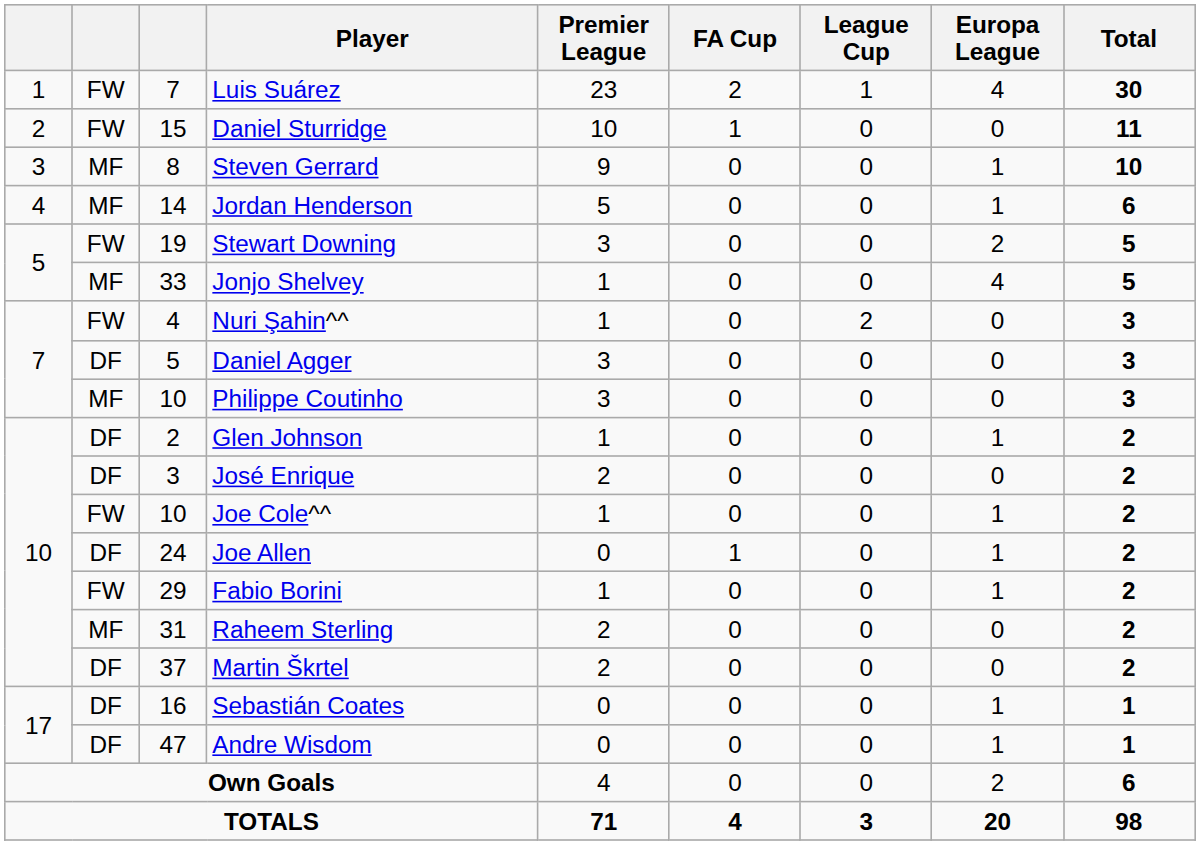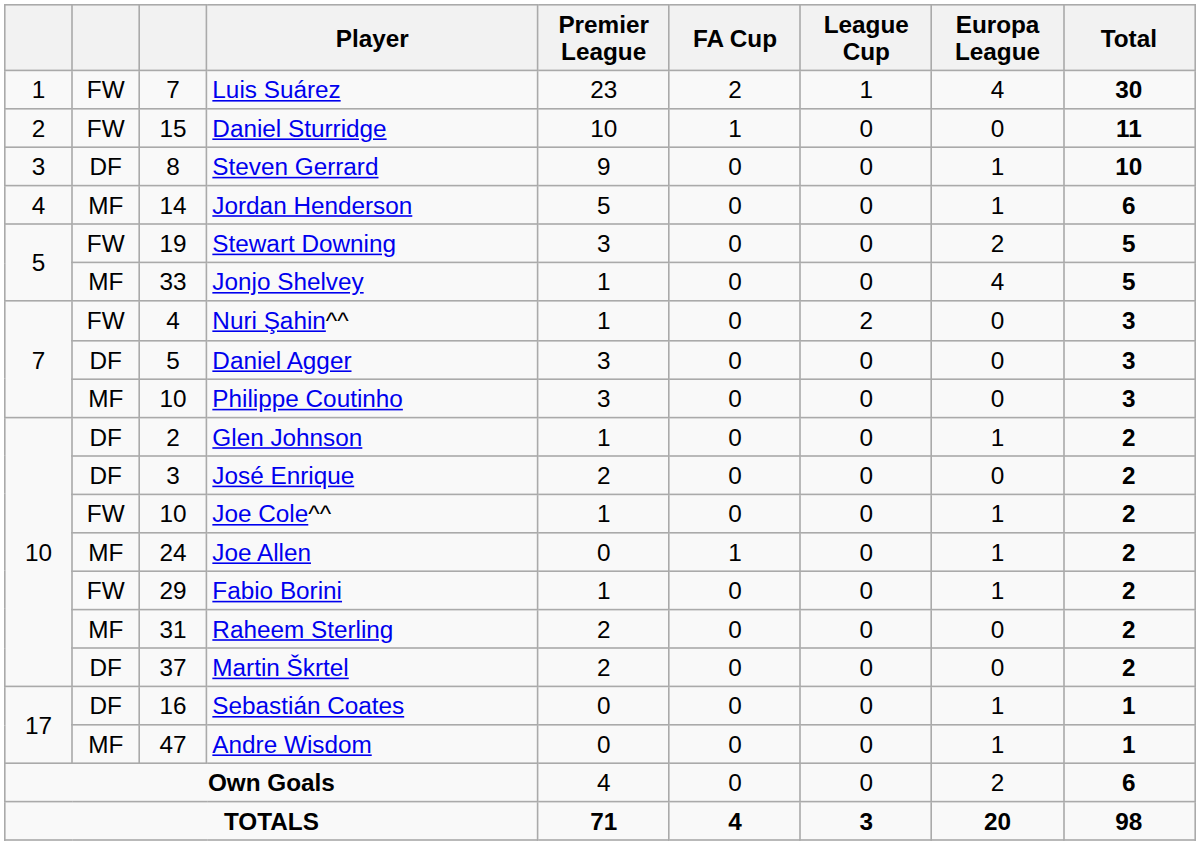(106, 167) MF -> (106, 167) DF
(106, 552) DF -> (106, 552) MF
(106, 744) DF -> (106, 744) MF
